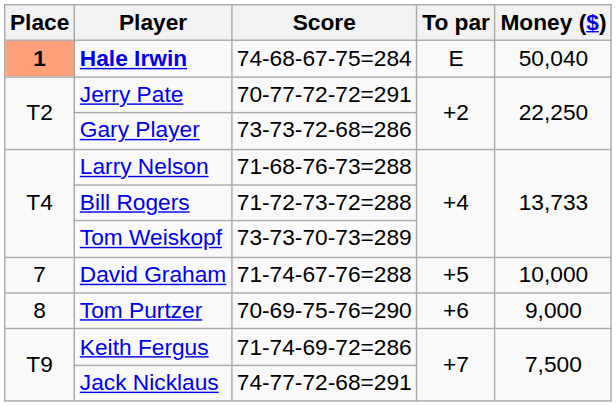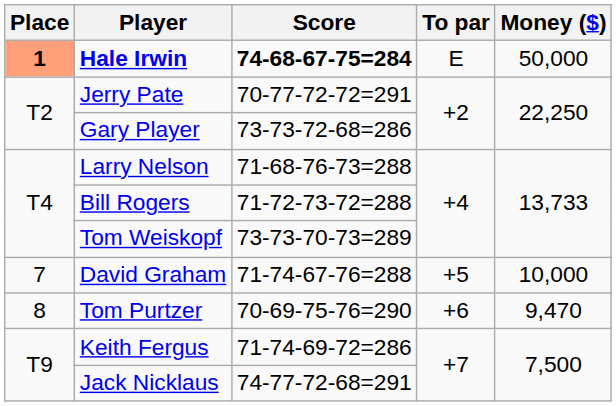(324, 58) normal -> (324, 58) bold
(553, 58) 50,040 -> (553, 58) 50,000
(553, 310) 9,000 -> (553, 310) 9,470
